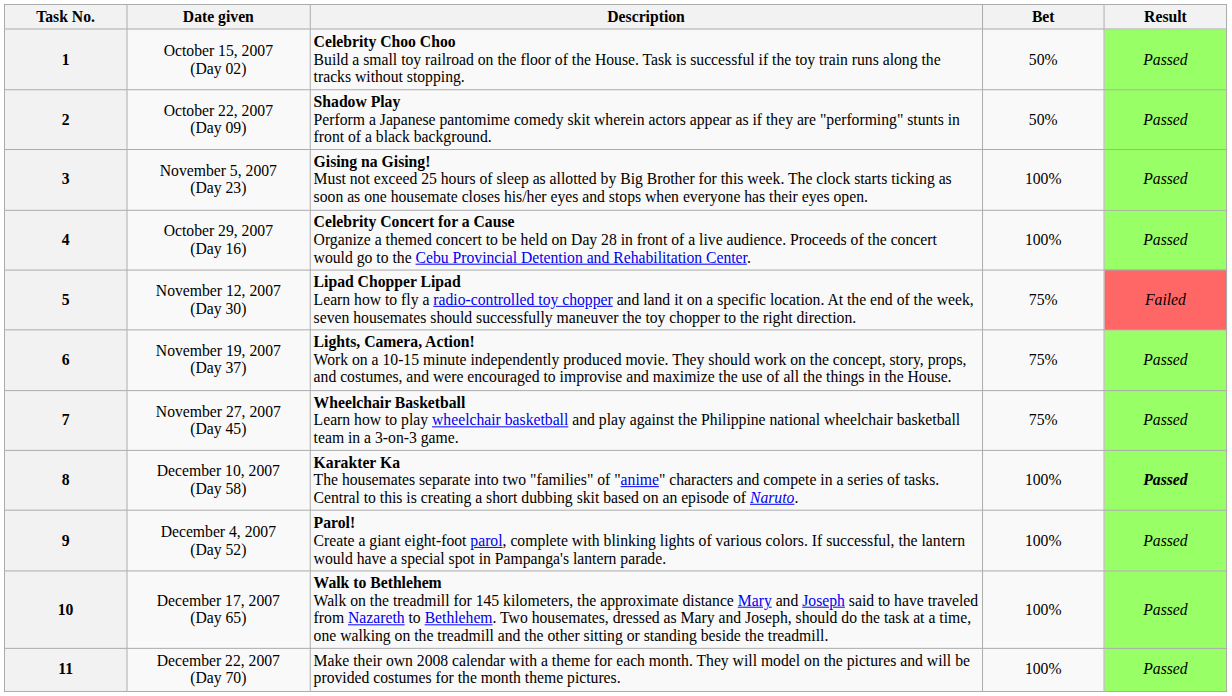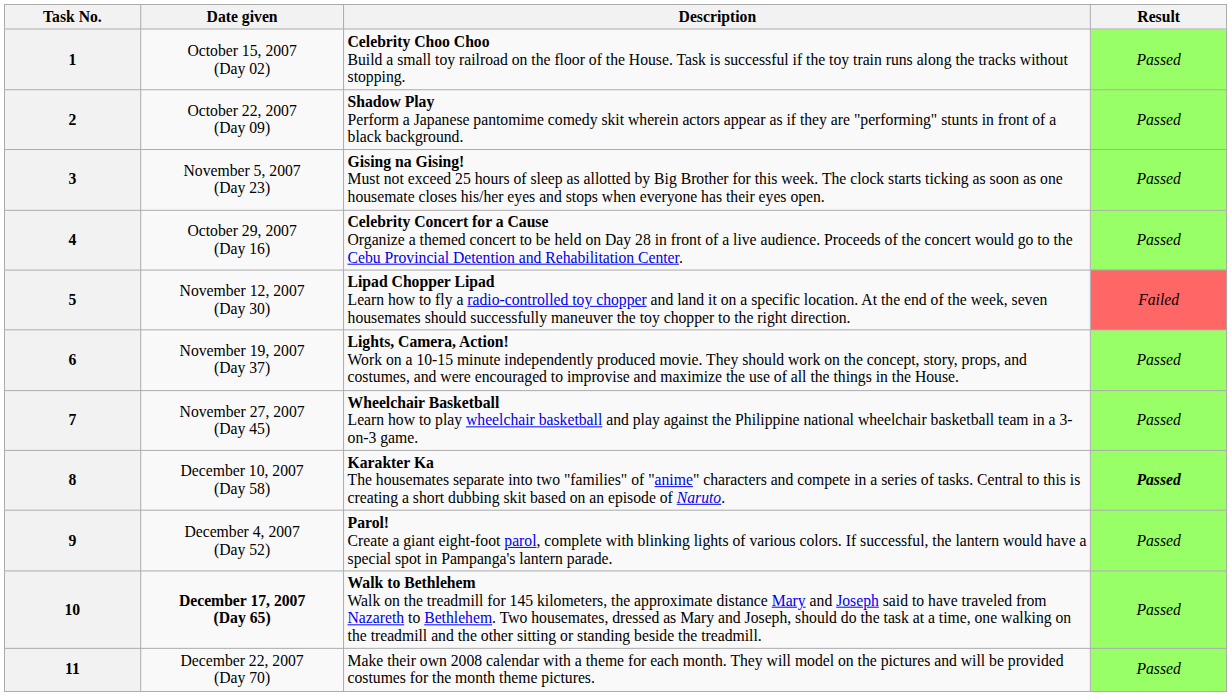- column: (1043, 16)
(218, 609) normal -> (242, 609) bold
